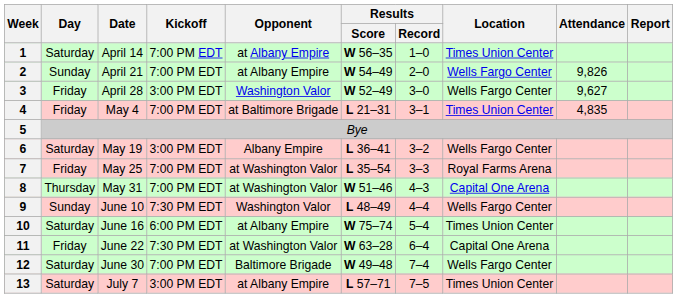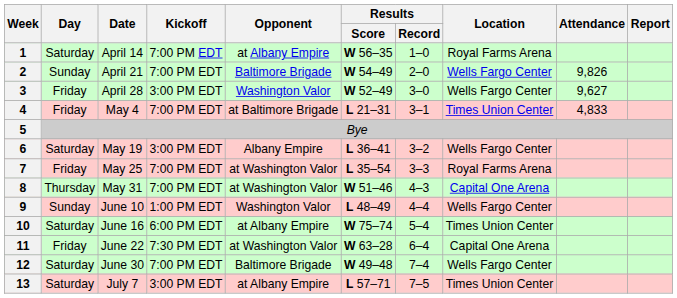(500, 53) Times Union Center -> (499, 53) Royal Farms Arena
(283, 72) at Albany Empire -> (283, 72) Baltimore Brigade
(592, 110) 4,835 -> (592, 110) 4,833
(186, 207) 7:30 PM EDT -> (186, 207) 1:00 PM EDT
